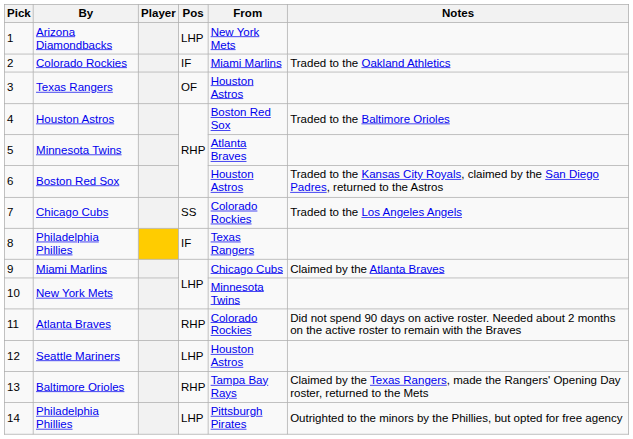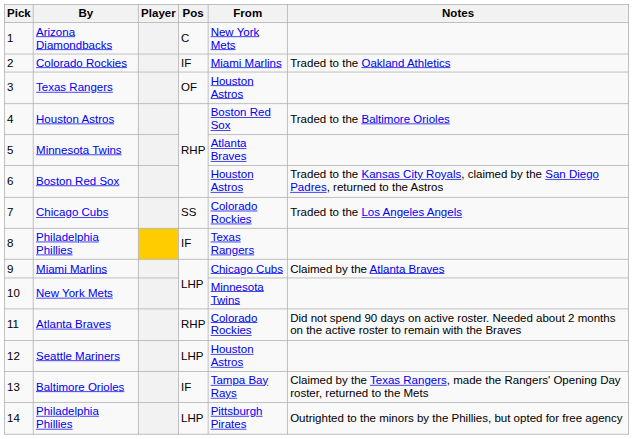(192, 38) LHP -> (185, 38) C
(193, 387) RHP -> (186, 387) IF
